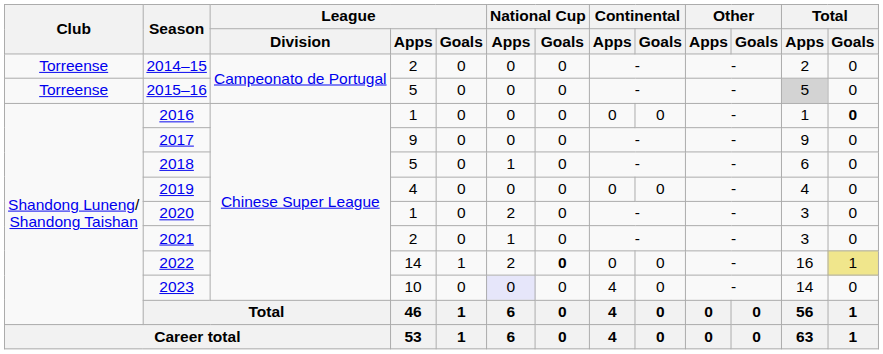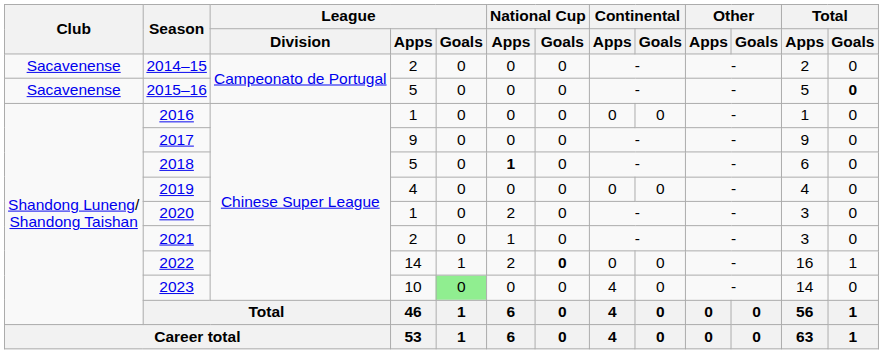(74, 66) Torreense -> (74, 66) Sacavenense
(74, 90) Torreense -> (74, 90) Sacavenense
(805, 90) lightgrey background -> (805, 90) no background
(853, 90) normal -> (853, 90) bold
(853, 115) bold -> (853, 115) normal
(511, 164) normal -> (511, 164) bold
(853, 262) khaki background -> (853, 262) no background
(461, 287) no background -> (461, 287) lightgreen background
(511, 287) lavender background -> (511, 287) no background
